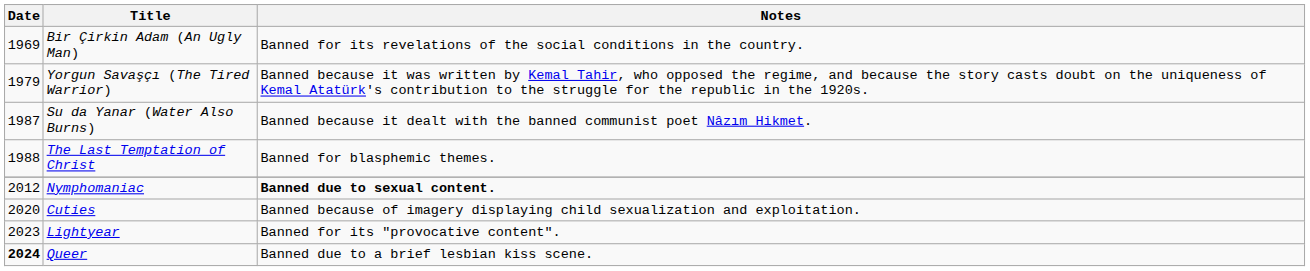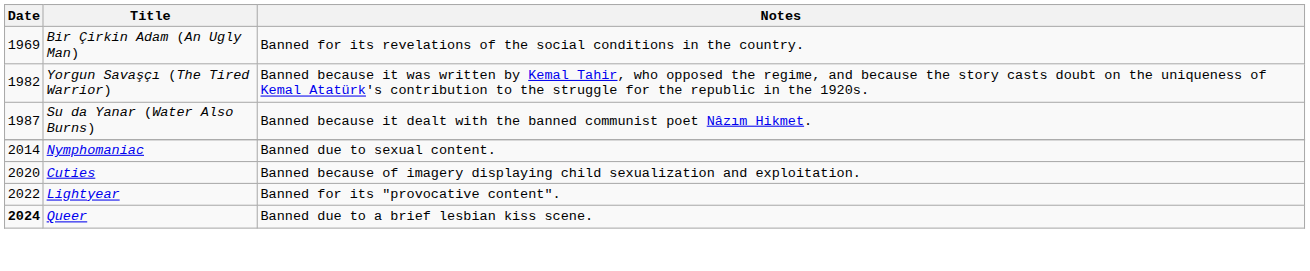(24, 83) 1979 -> (24, 83) 1982
- row: (136, 158)
(24, 188) 2012 -> (24, 150) 2014
(378, 188) bold -> (378, 150) normal
(24, 232) 2023 -> (24, 195) 2022
